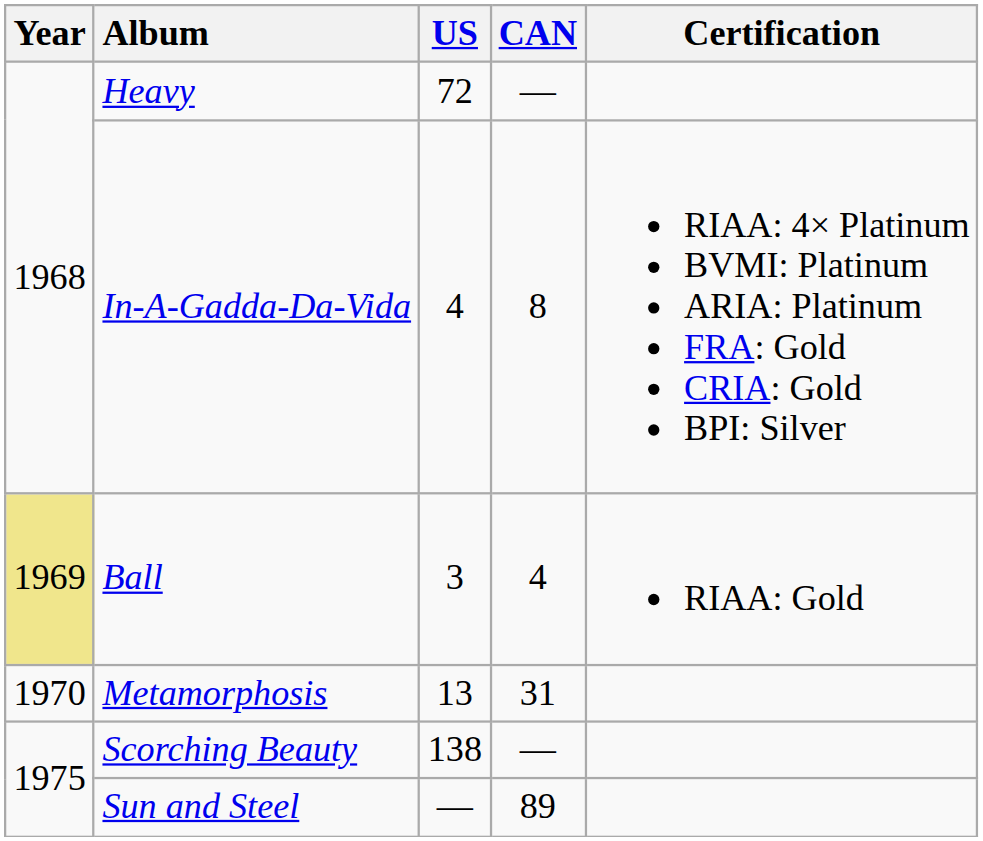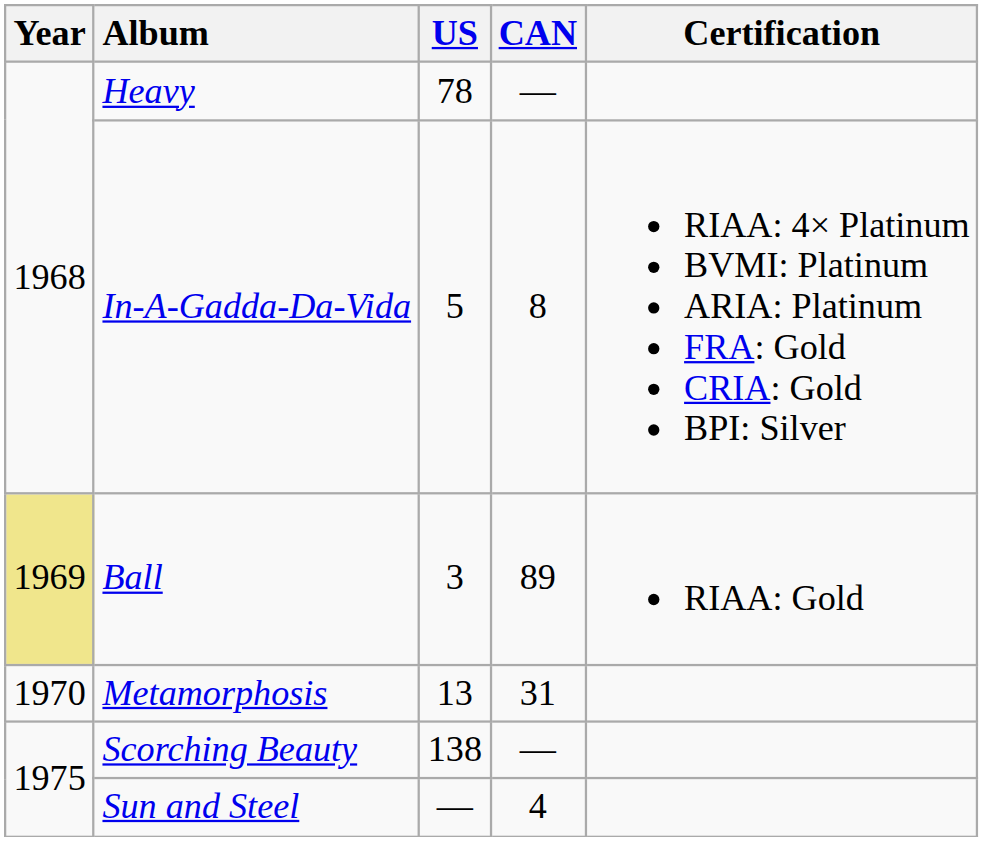(455, 90) 72 -> (455, 90) 78
(455, 306) 4 -> (455, 306) 5
(538, 578) 4 -> (538, 578) 89
(538, 806) 89 -> (538, 806) 4
